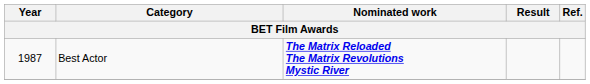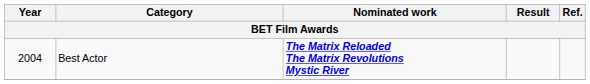(30, 59) 1987 -> (30, 59) 2004
